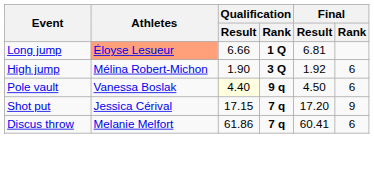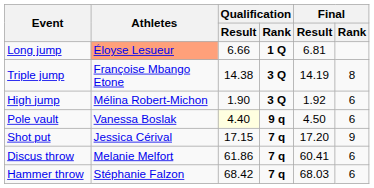+ row: (36, 76)
+ row: (45, 174)
